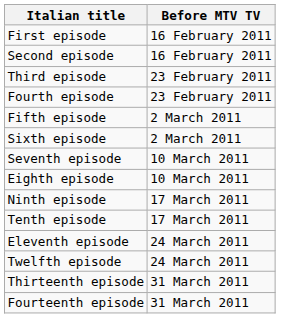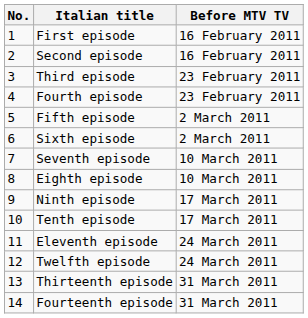+ column: (19, 15)
